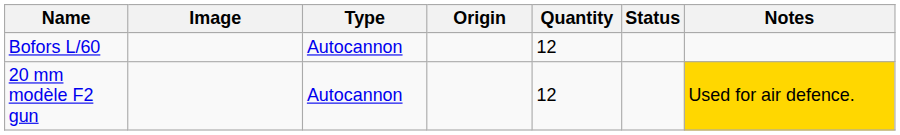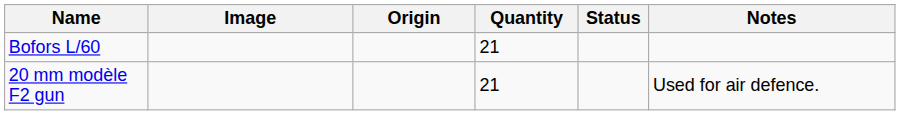- column: (365, 18)
(547, 47) 12 -> (489, 47) 21
(547, 95) 12 -> (489, 85) 21
(772, 95) gold background -> (736, 85) no background
